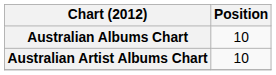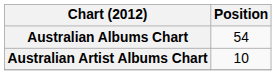(241, 37) 10 -> (241, 37) 54
